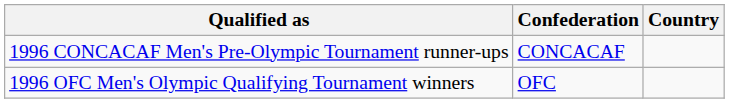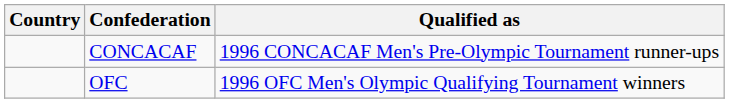columns swapped: (684, 20) <-> (259, 20)
